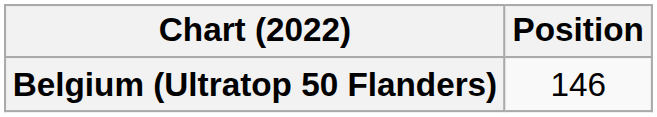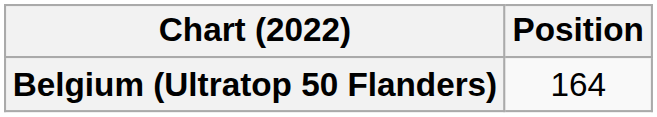(578, 83) 146 -> (578, 83) 164
